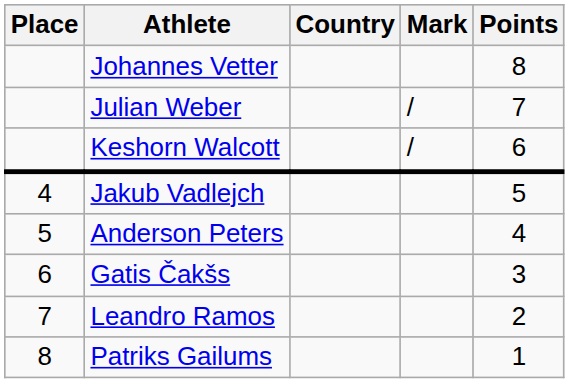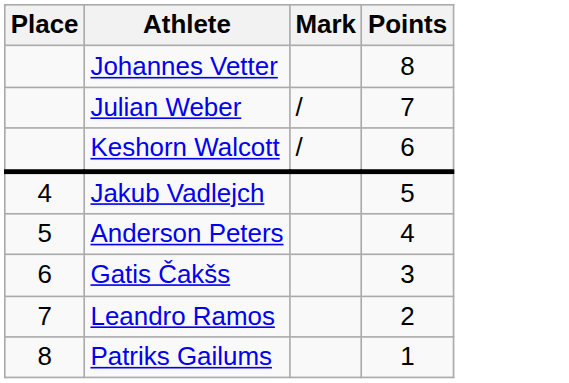- column: (345, 25)
